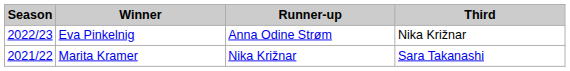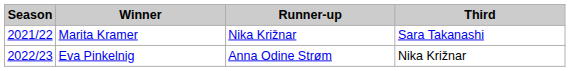rows swapped: (98, 55) <-> (96, 34)
